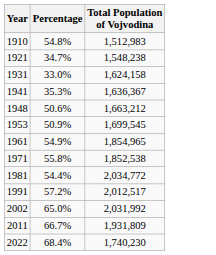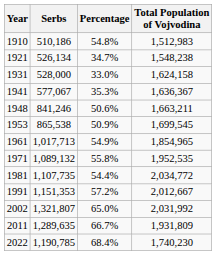+ column: (54, 18)
(125, 108) 1,663,212 -> (172, 108) 1,663,211
(125, 158) 1,852,538 -> (172, 158) 1,952,535
(125, 192) 2,012,517 -> (172, 192) 2,012,667
